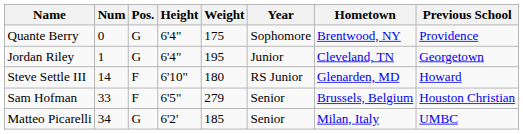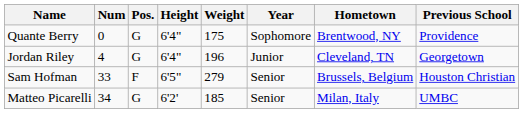(101, 56) 1 -> (101, 56) 4
(214, 56) 195 -> (214, 56) 196
- row: (47, 77)
